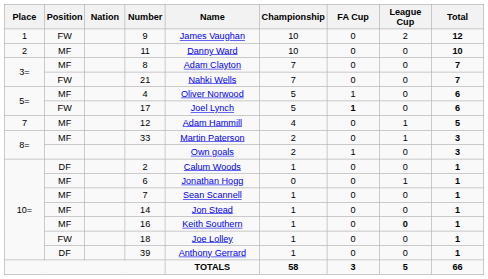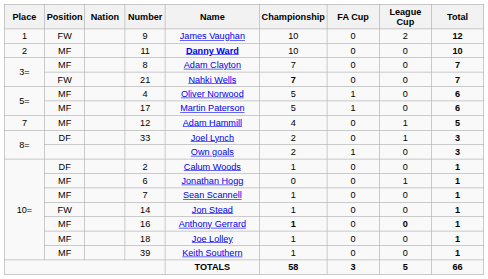(212, 51) normal -> (212, 51) bold
(293, 80) normal -> (293, 80) bold
(65, 109) FW -> (65, 109) MF
(212, 109) Joel Lynch -> (212, 109) Martin Paterson
(353, 109) bold -> (353, 109) normal
(65, 137) MF -> (65, 137) DF
(212, 137) Martin Paterson -> (212, 137) Joel Lynch
(65, 210) MF -> (65, 210) FW
(212, 224) Keith Southern -> (212, 224) Anthony Gerrard
(293, 224) normal -> (293, 224) bold
(65, 238) FW -> (65, 238) MF
(65, 253) DF -> (65, 253) MF
(212, 253) Anthony Gerrard -> (212, 253) Keith Southern
